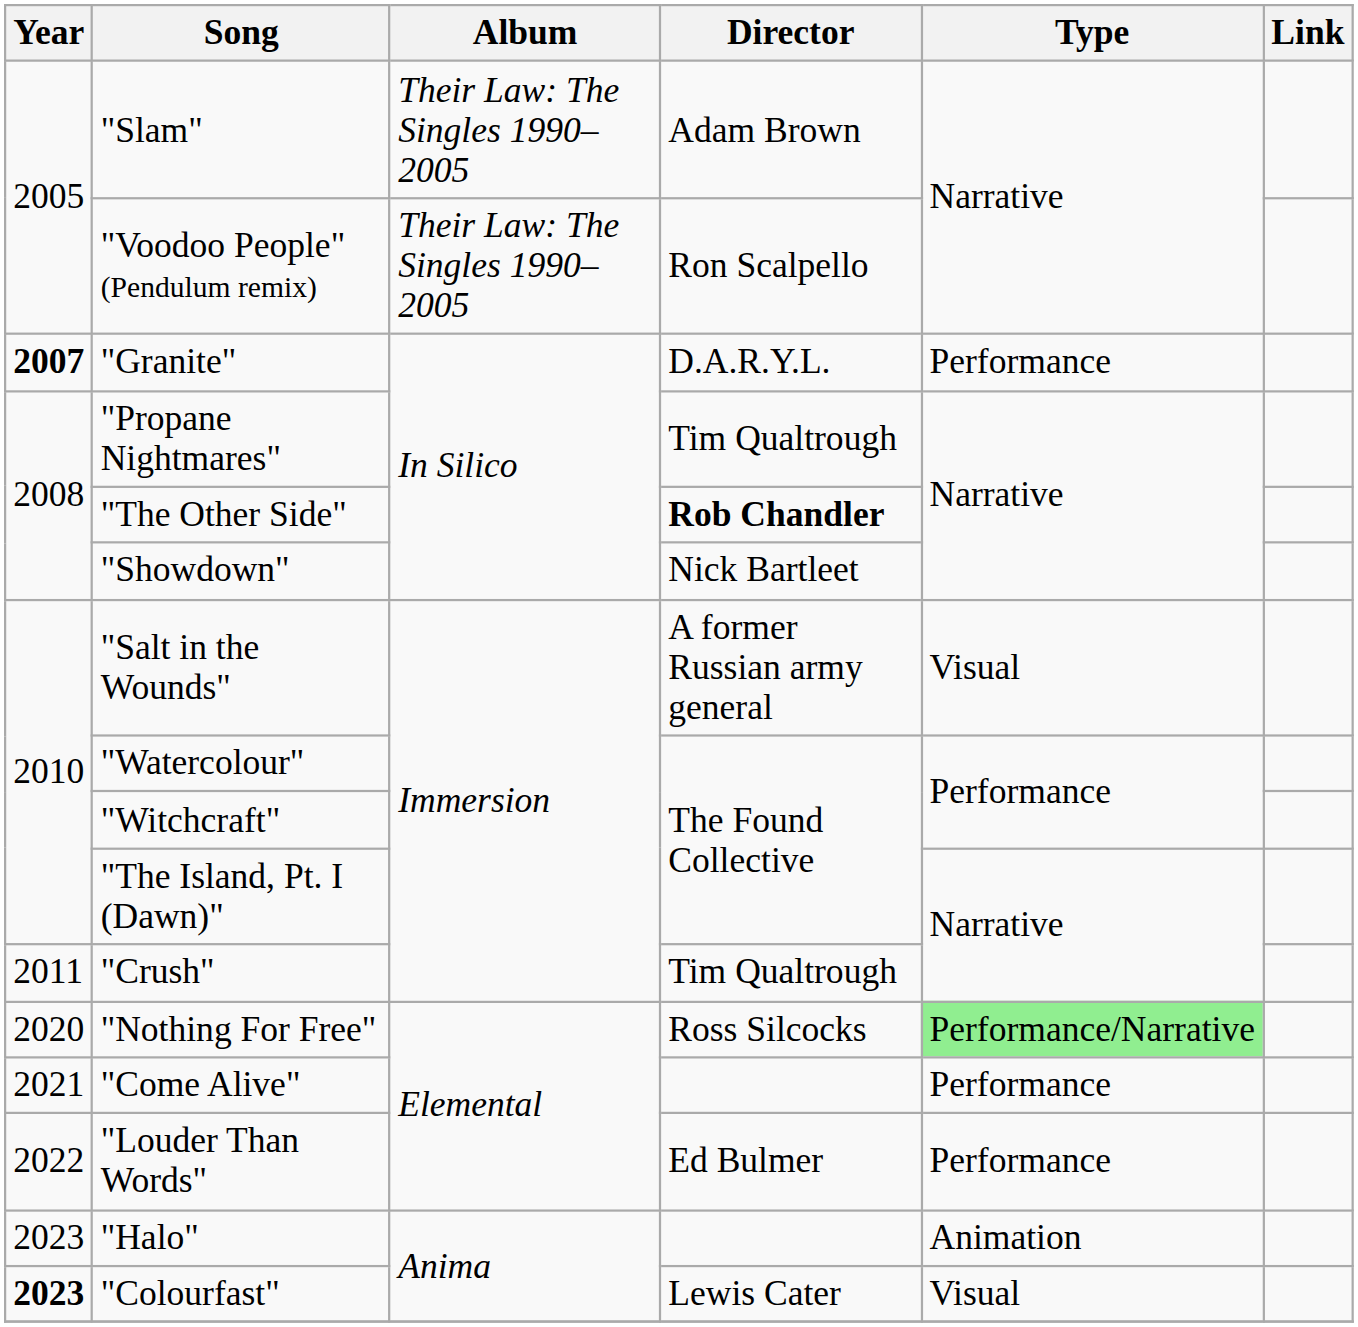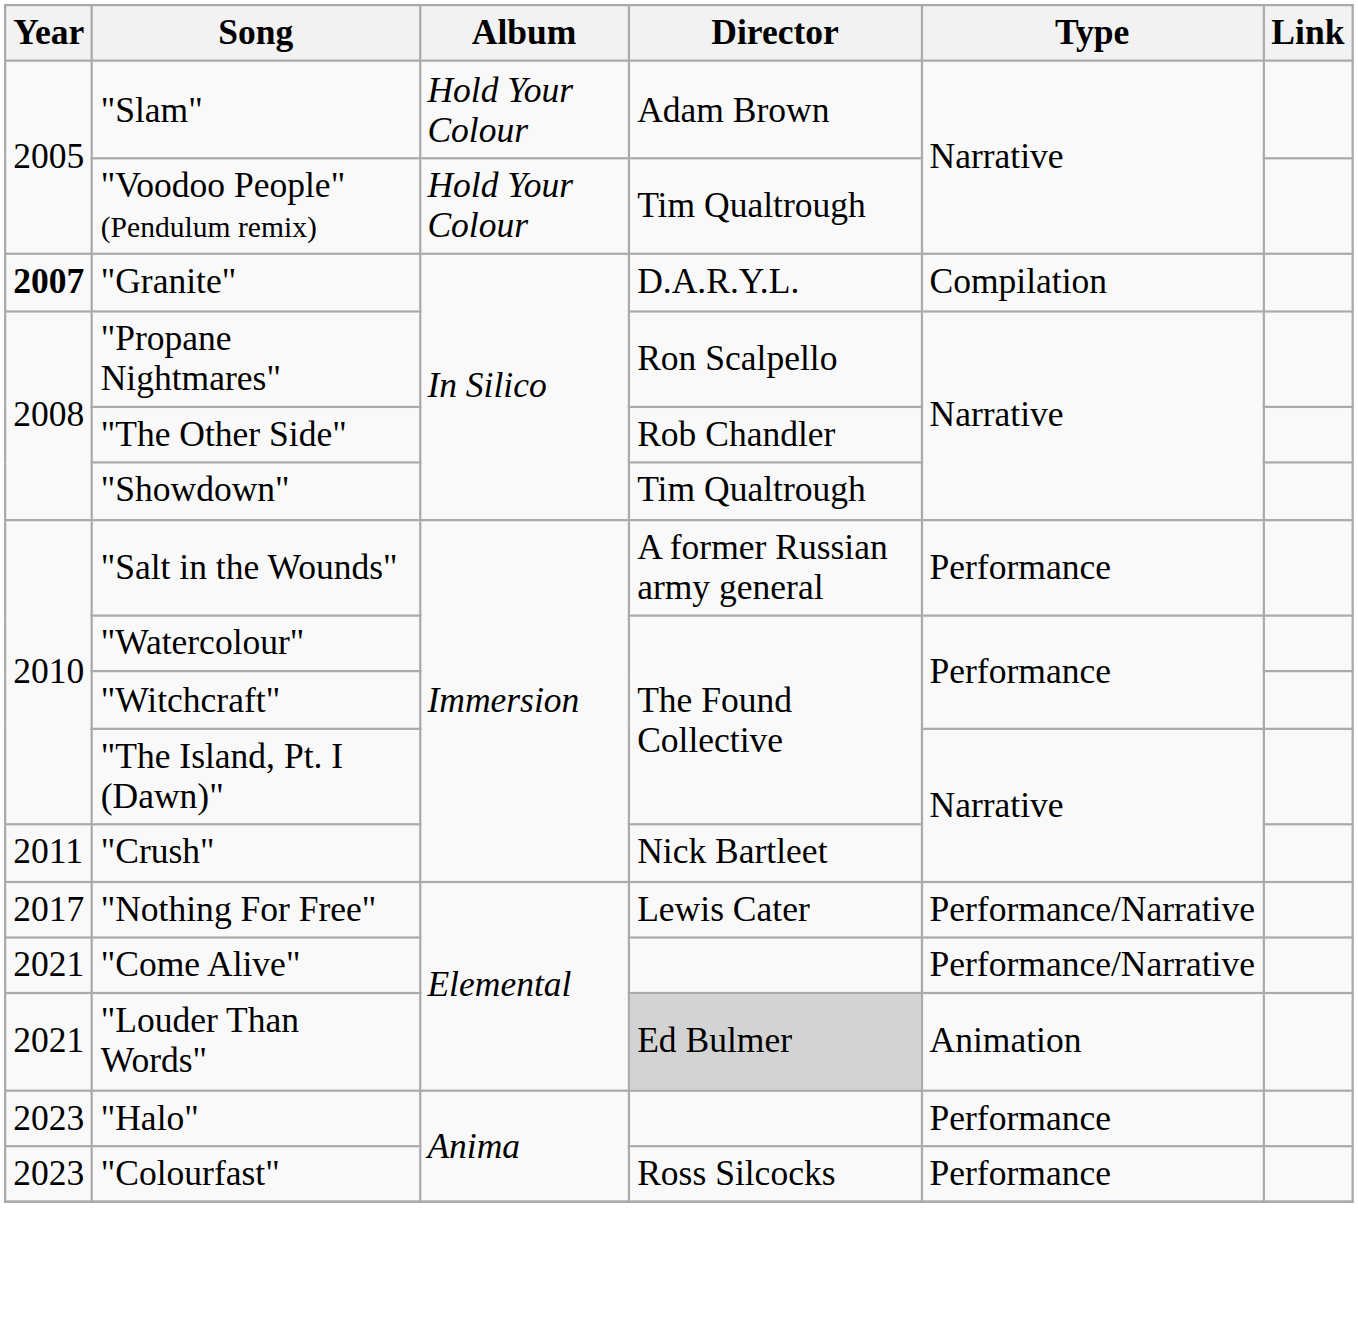(509, 128) Their Law: The Singles 1990–2005 -> (500, 108) Hold Your Colour
(509, 265) Their Law: The Singles 1990–2005 -> (500, 205) Hold Your Colour
(768, 265) Ron Scalpello -> (751, 205) Tim Qualtrough
(1020, 361) Performance -> (1018, 281) Compilation
(783, 437) Tim Qualtrough -> (737, 357) Ron Scalpello
(776, 514) bold -> (736, 434) normal
(763, 570) Nick Bartleet -> (751, 490) Tim Qualtrough
(975, 666) Visual -> (1020, 566) Performance
(783, 972) Tim Qualtrough -> (732, 852) Nick Bartleet
(49, 1028) 2020 -> (49, 908) 2017
(767, 1028) Ross Silcocks -> (723, 908) Lewis Cater
(1092, 1028) lightgreen background -> (1092, 908) no background
(1020, 1084) Performance -> (1092, 964) Performance/Narrative
(49, 1160) 2022 -> (49, 1041) 2021
(746, 1160) no background -> (715, 1041) lightgrey background
(1020, 1160) Performance -> (1005, 1041) Animation
(1005, 1237) Animation -> (1020, 1117) Performance
(49, 1293) bold -> (49, 1173) normal
(755, 1293) Lewis Cater -> (736, 1173) Ross Silcocks
(975, 1293) Visual -> (1020, 1173) Performance
